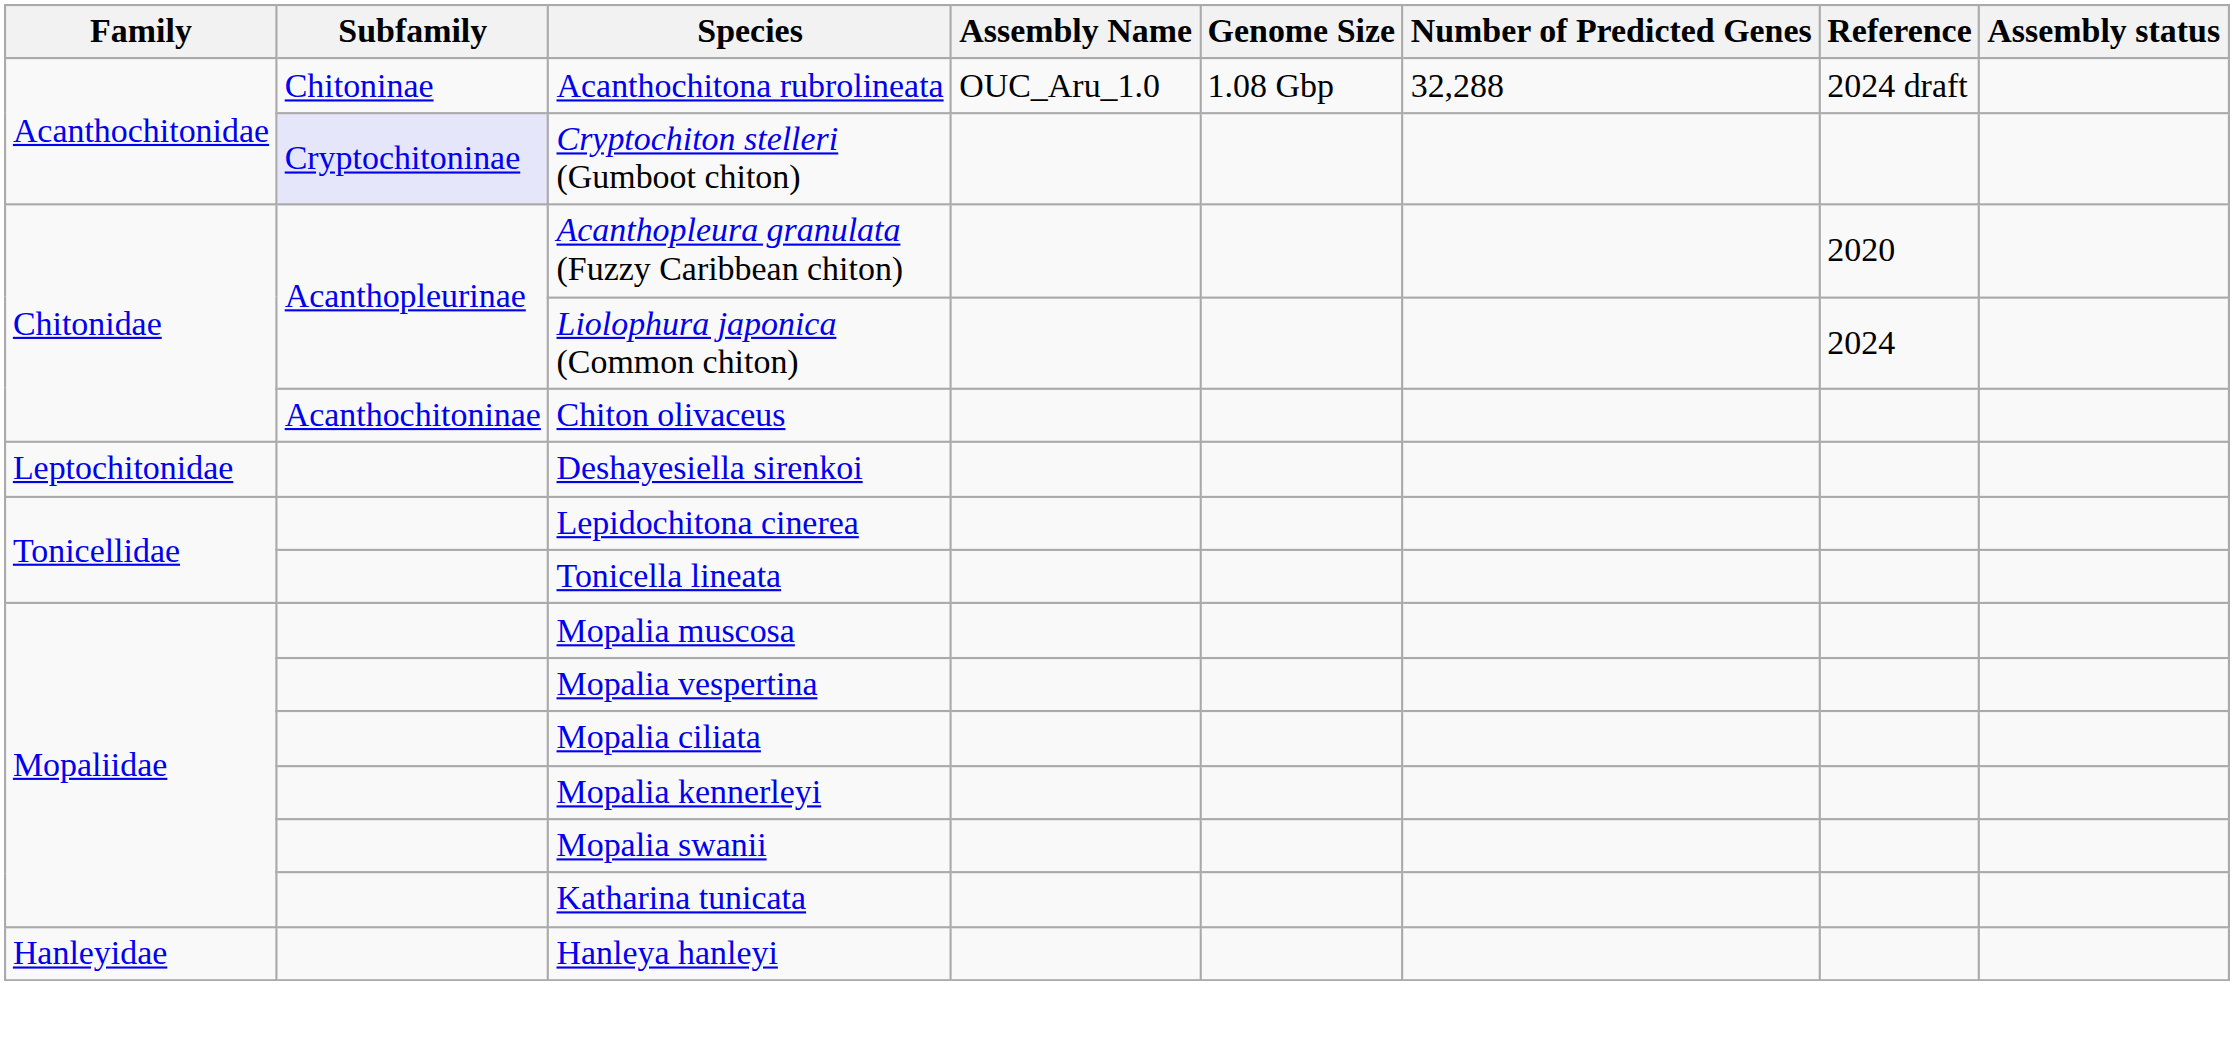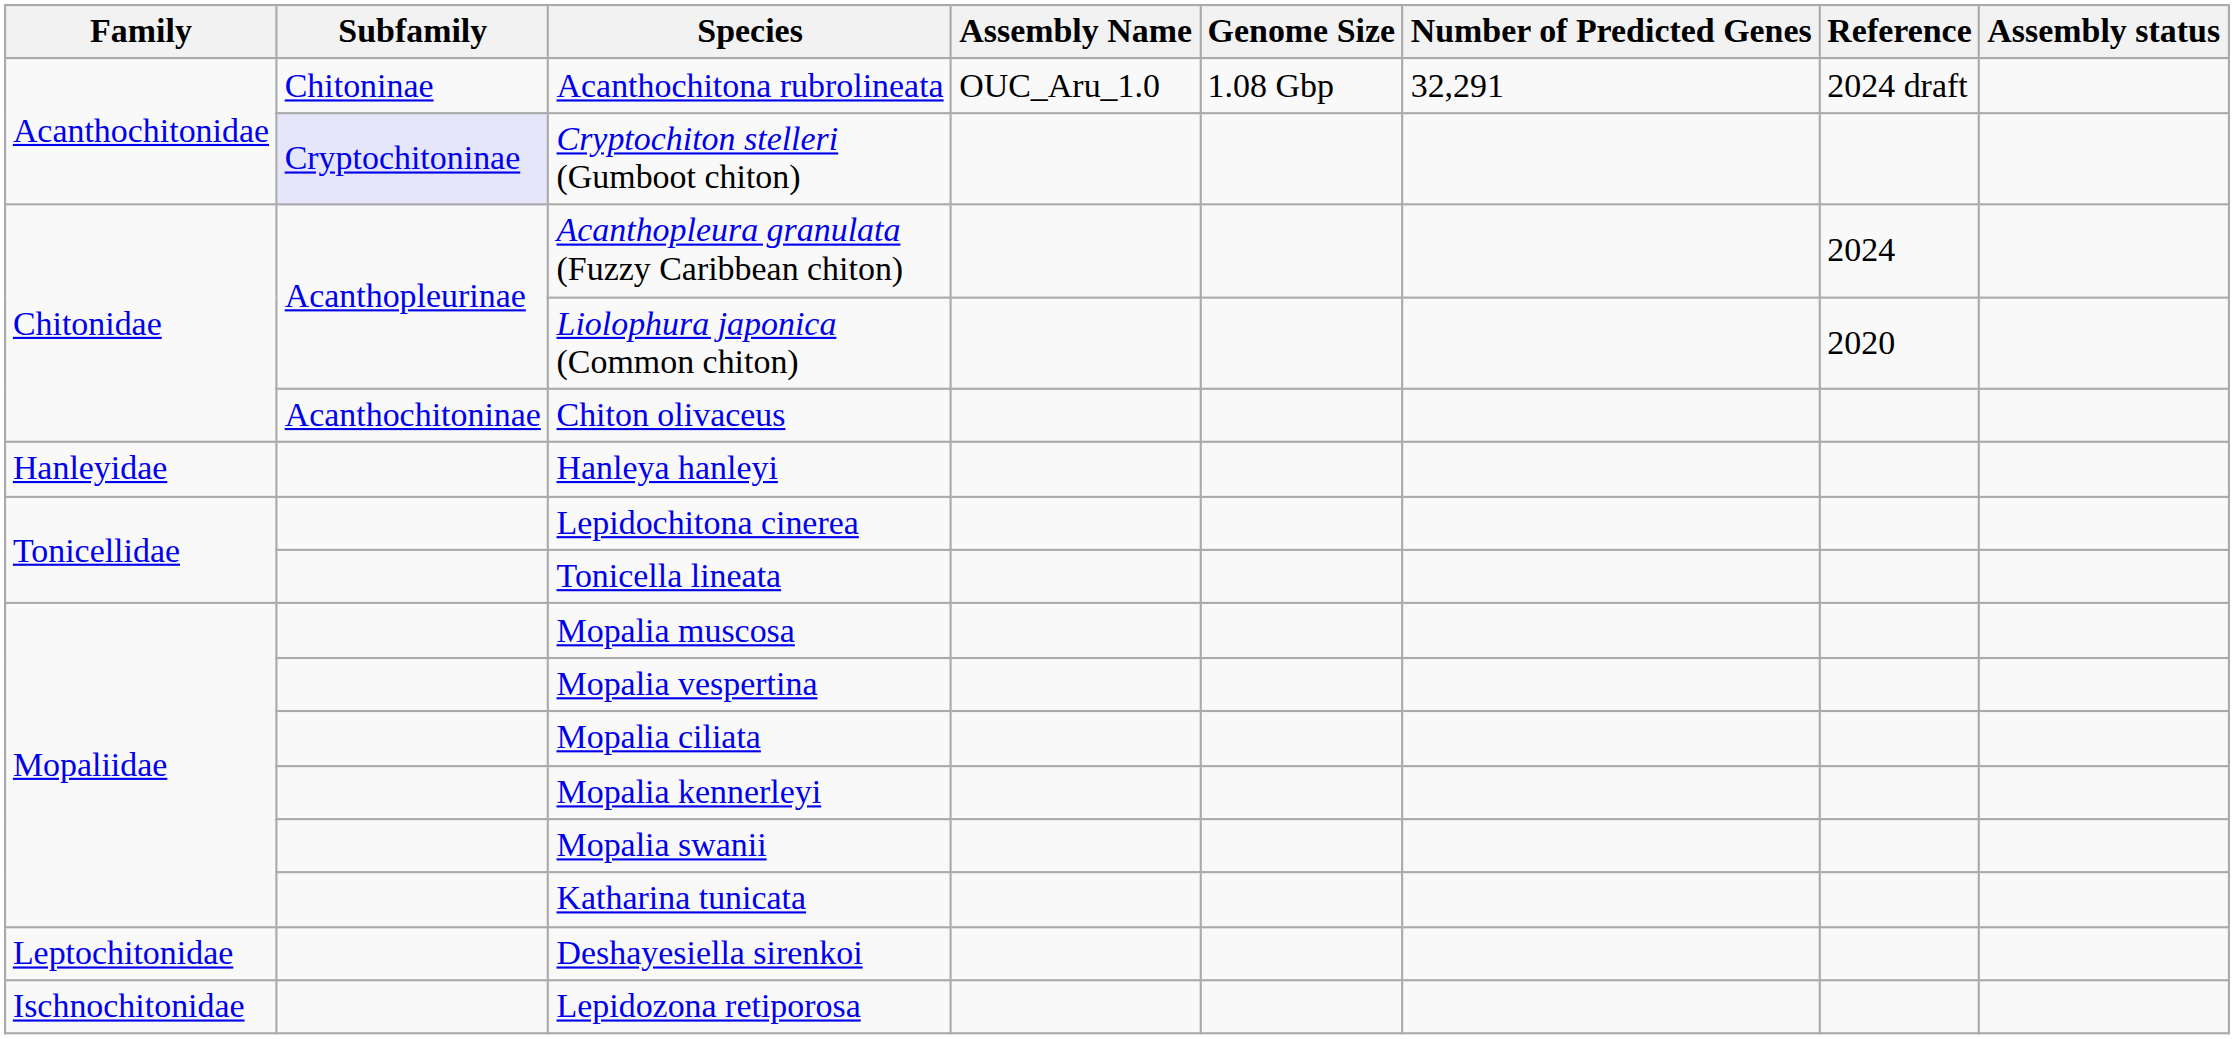(1457, 85) 32,288 -> (1457, 85) 32,291
(1861, 250) 2020 -> (1861, 250) 2024
(1861, 341) 2024 -> (1861, 341) 2020
rows swapped: (710, 468) <-> (667, 952)
+ row: (709, 1006)
